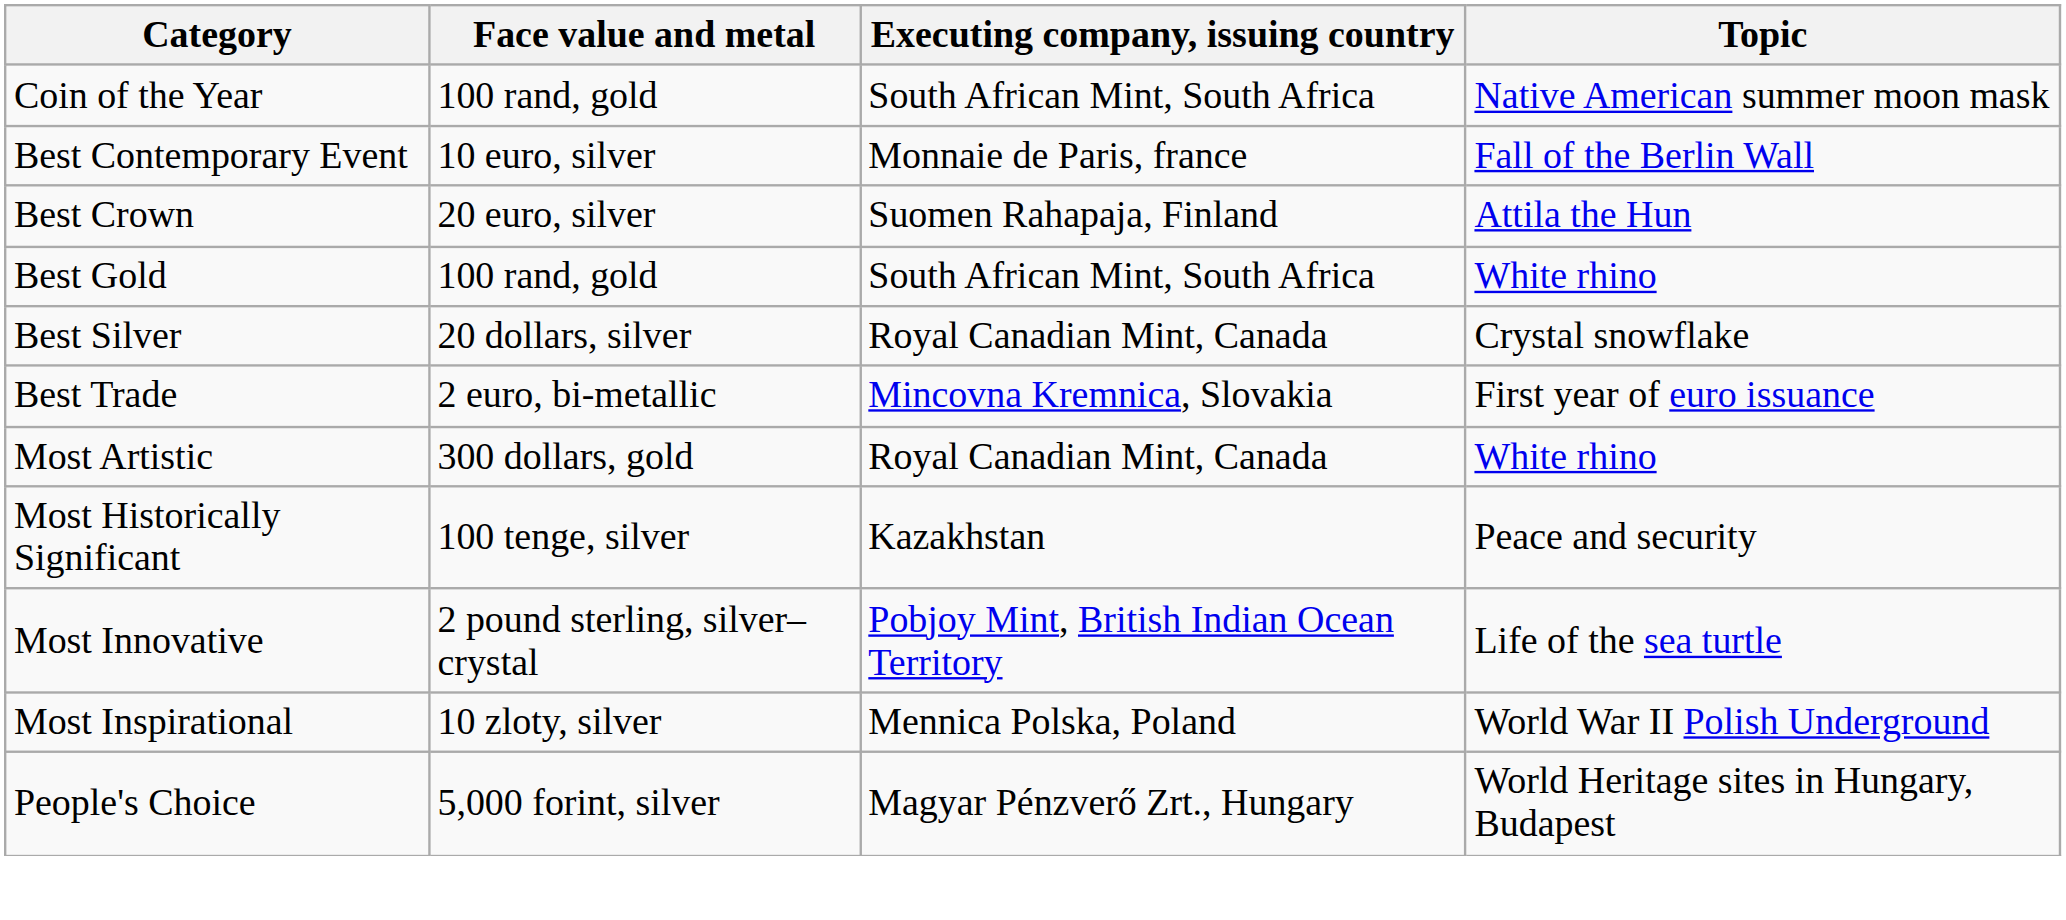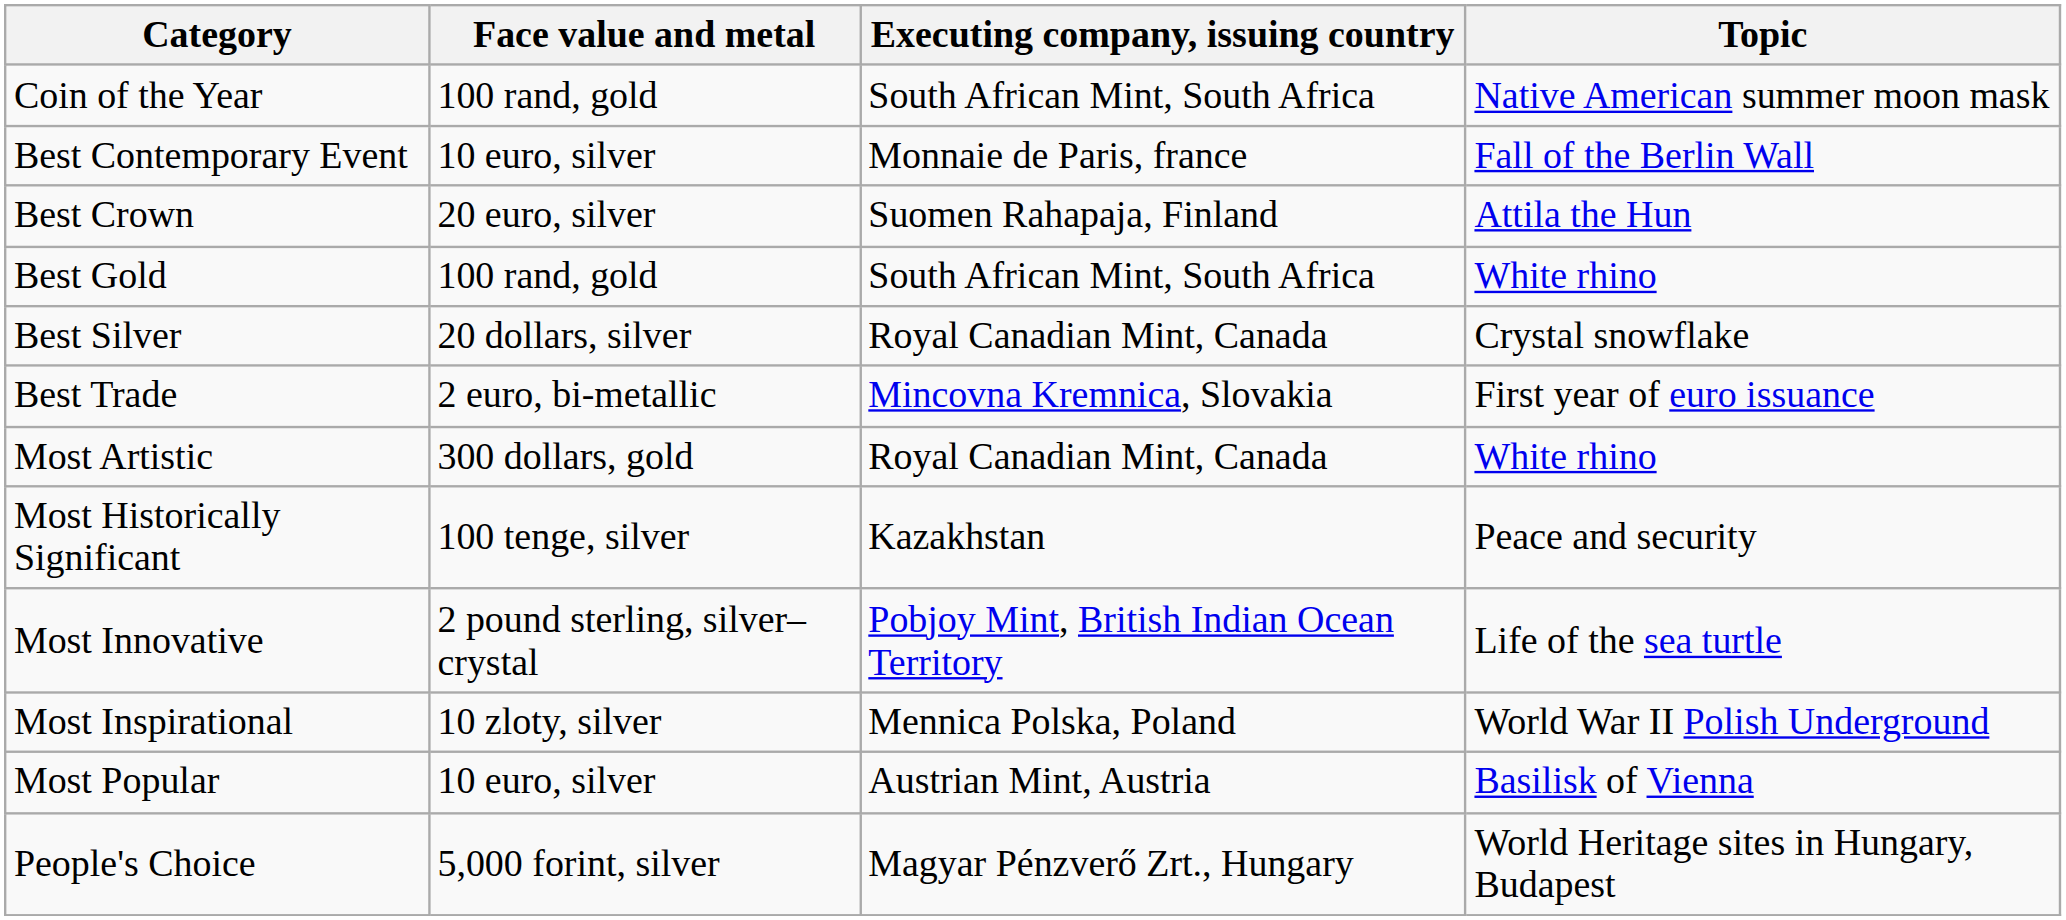+ row: (117, 781)
